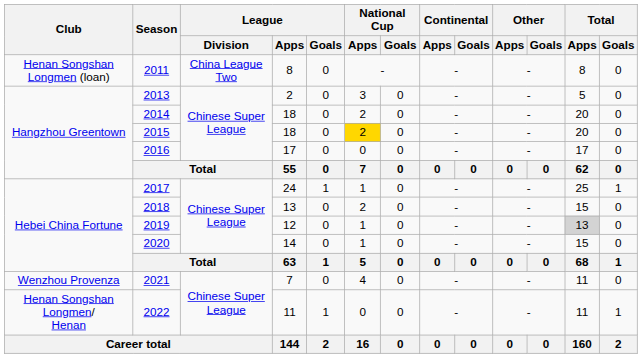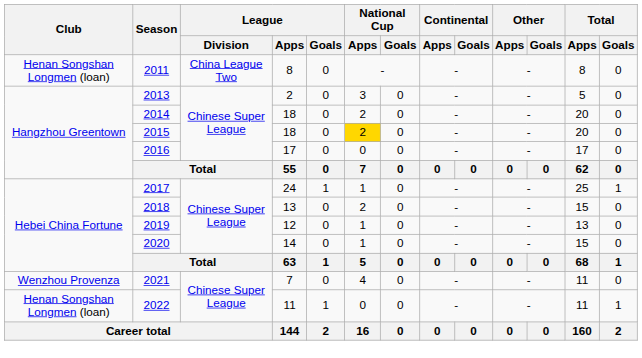(582, 225) lightgrey background -> (582, 225) no background
(69, 312) Henan Songshan Longmen/ Henan -> (69, 305) Henan Songshan Longmen (loan)
